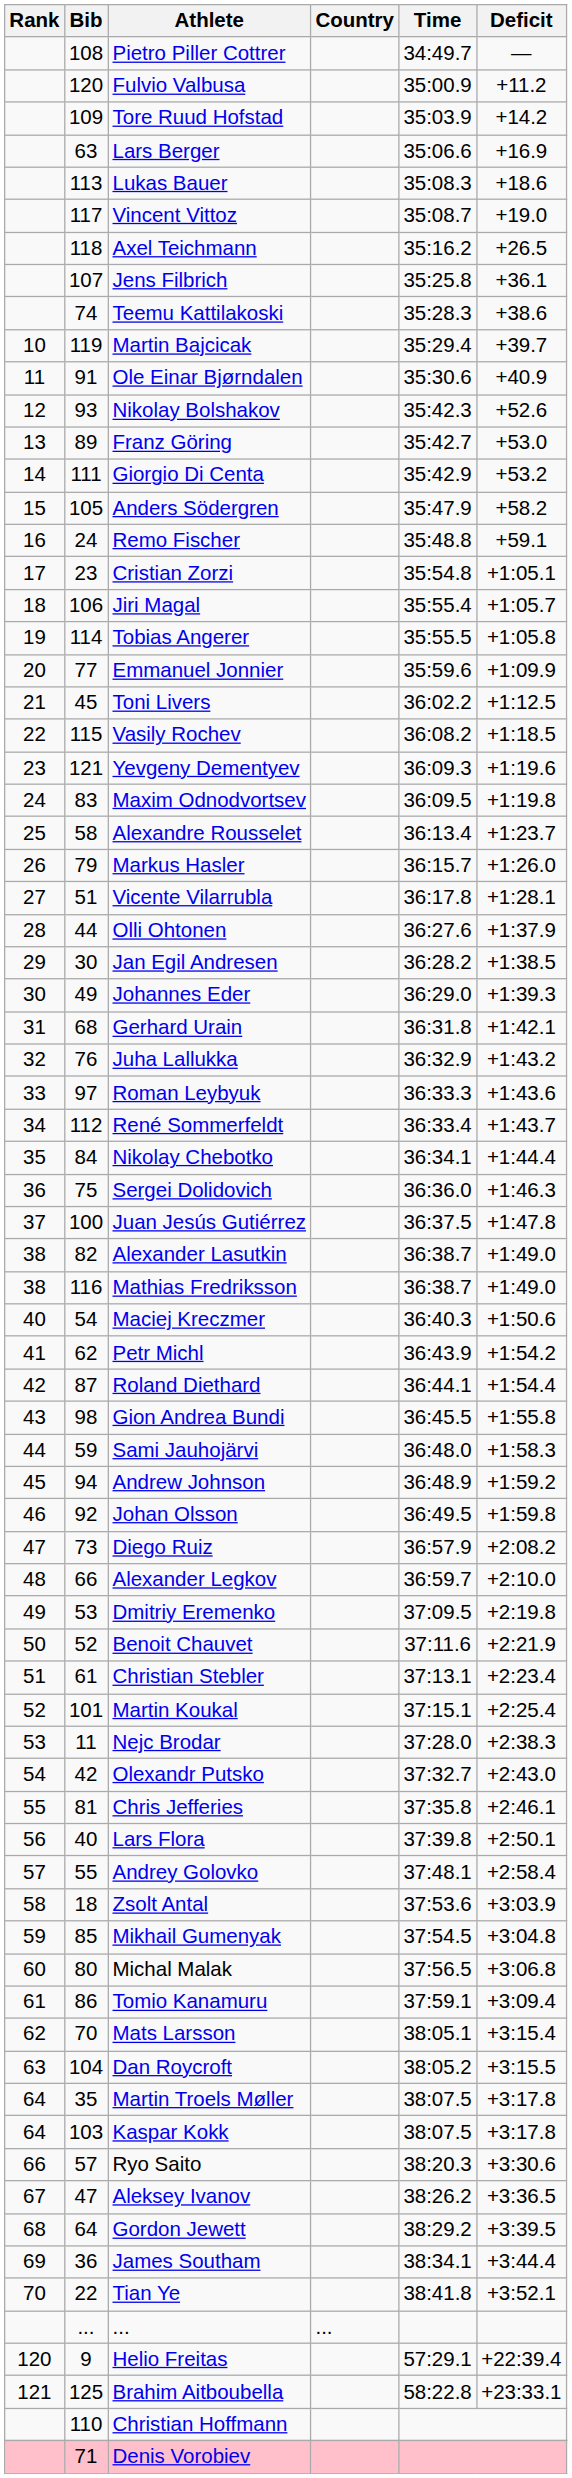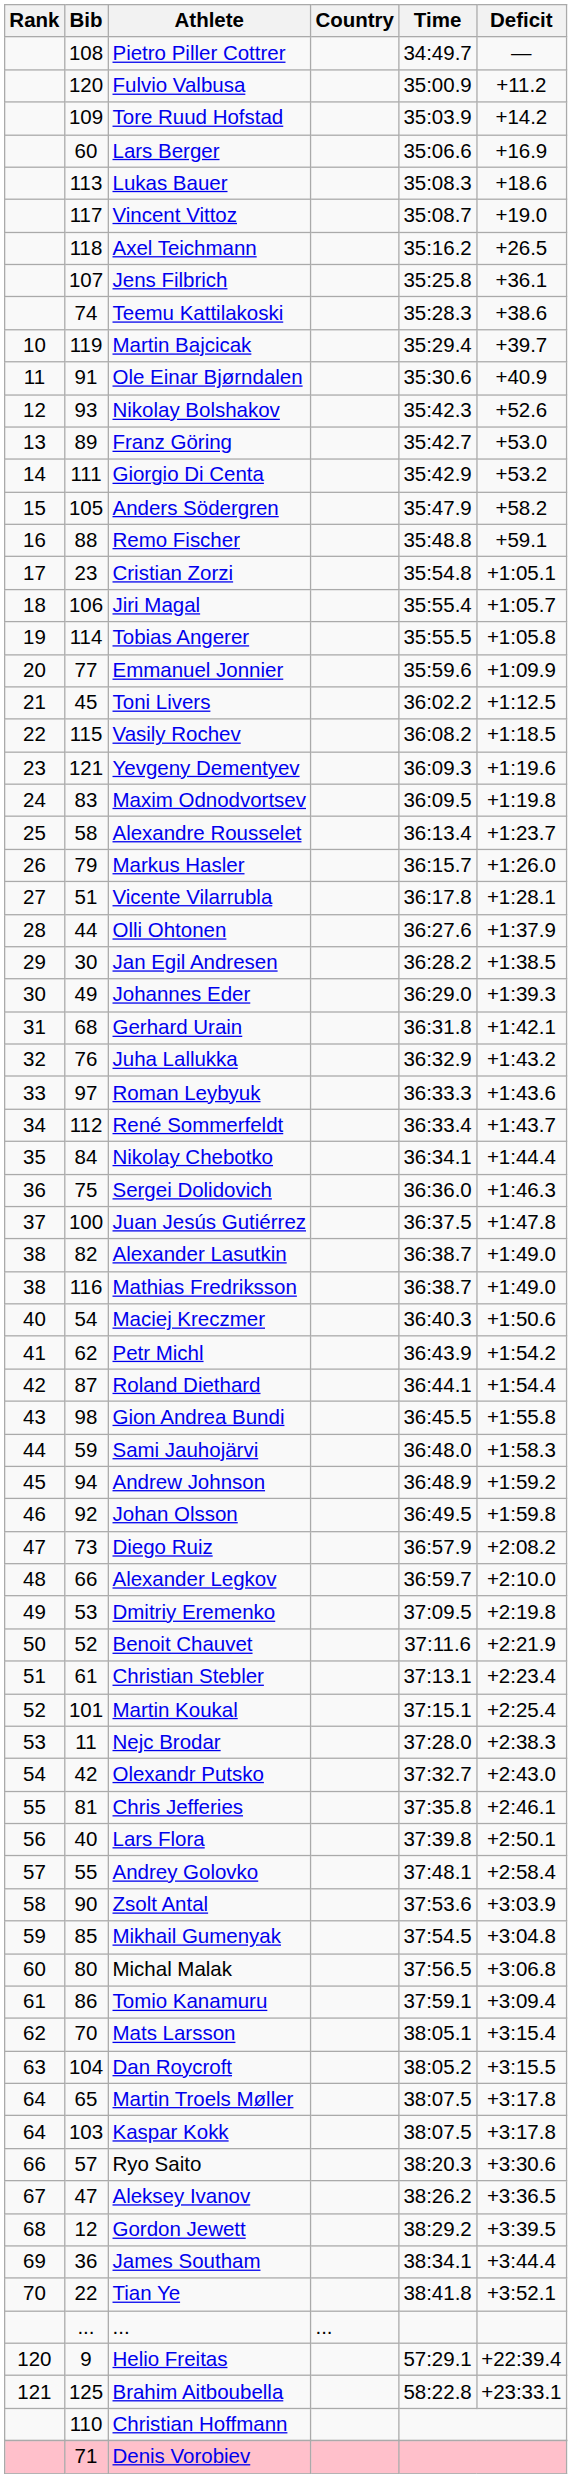(86, 150) 63 -> (86, 150) 60
(86, 540) 24 -> (86, 540) 88
(86, 1904) 18 -> (86, 1904) 90
(86, 2099) 35 -> (86, 2099) 65
(86, 2229) 64 -> (86, 2229) 12
